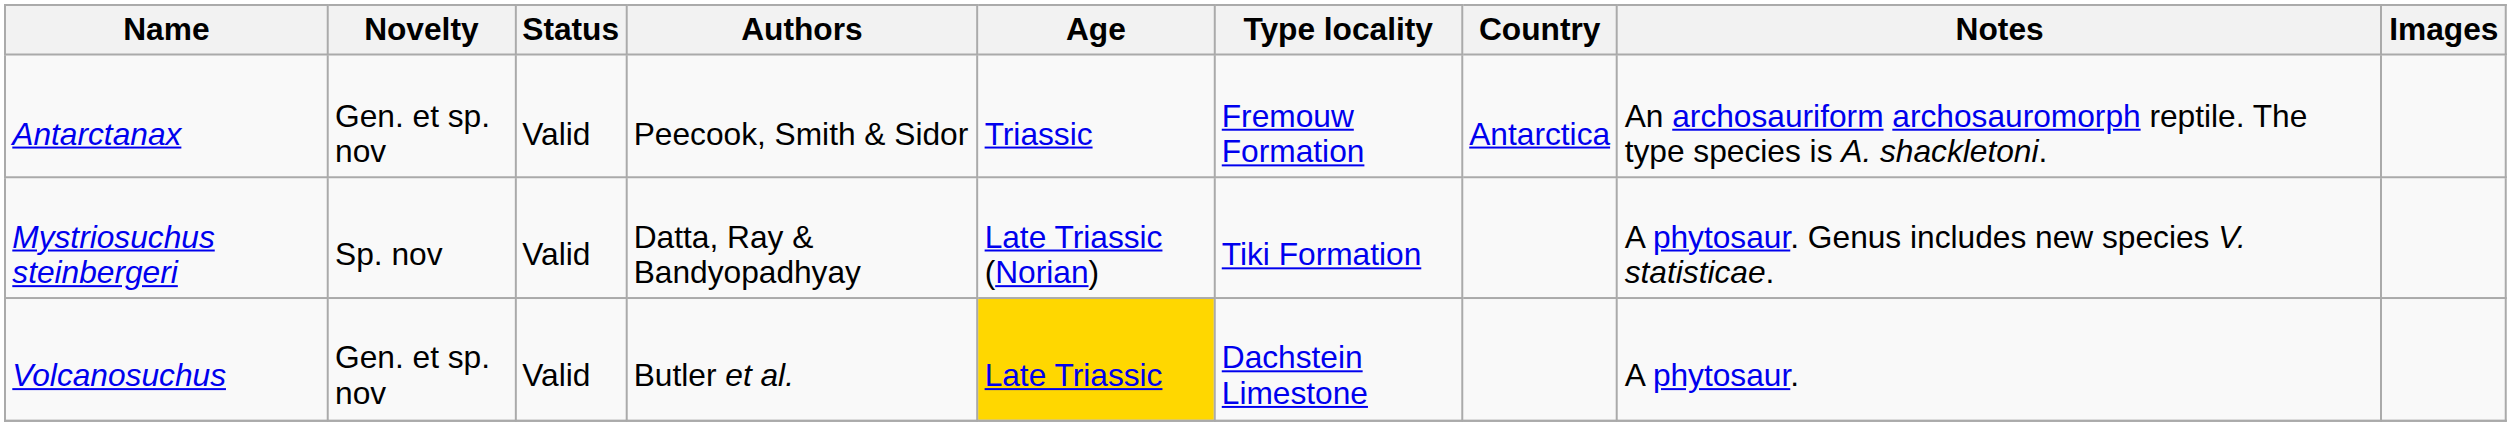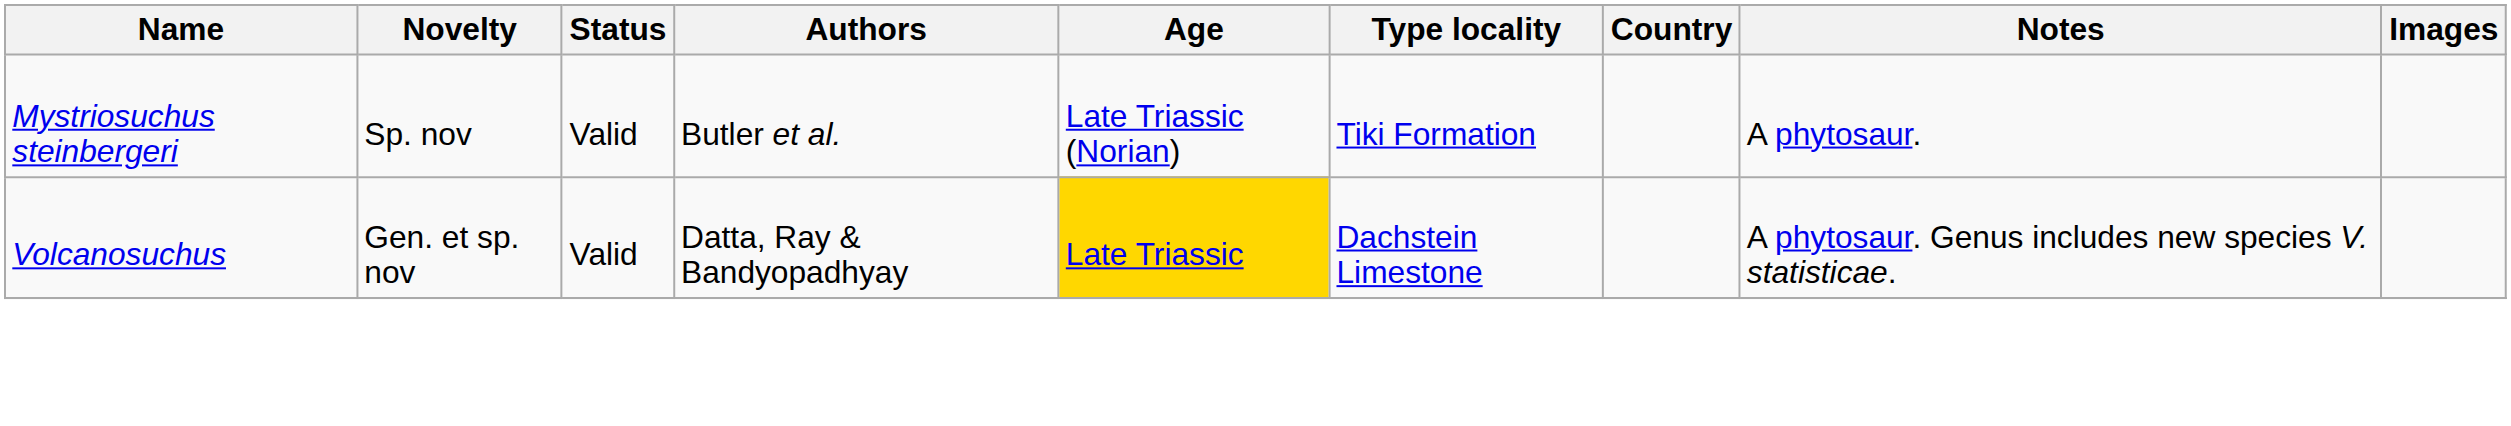- row: (97, 133)
(747, 254) Datta, Ray & Bandyopadhyay -> (761, 133) Butler et al.
(1935, 254) A phytosaur. Genus includes new species V. statisticae. -> (1834, 133) A phytosaur.
(714, 376) Butler et al. -> (795, 254) Datta, Ray & Bandyopadhyay
(1712, 376) A phytosaur. -> (2057, 254) A phytosaur. Genus includes new species V. statisticae.
